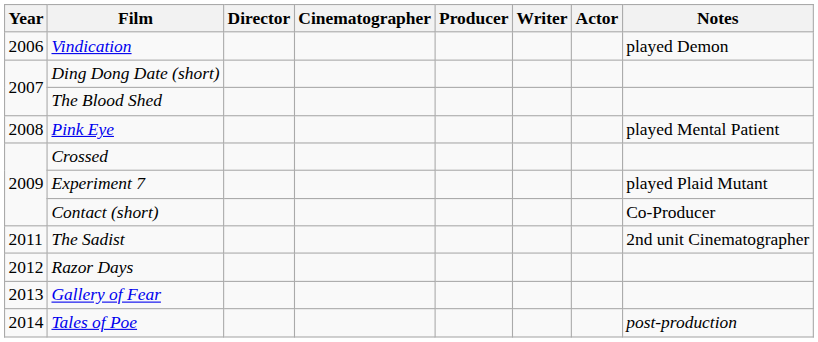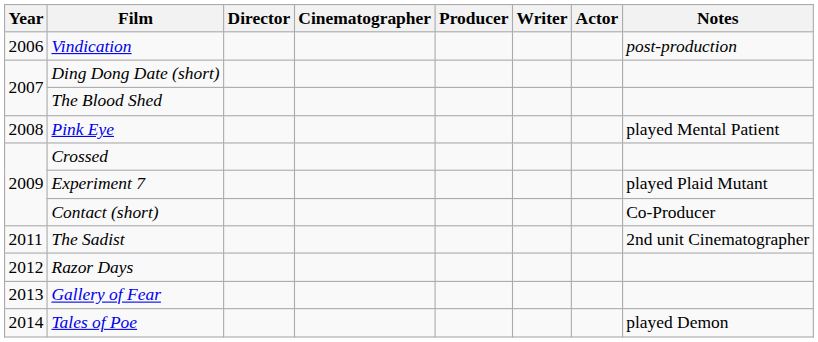(677, 45) played Demon -> (682, 45) post-production
(682, 322) post-production -> (677, 322) played Demon
